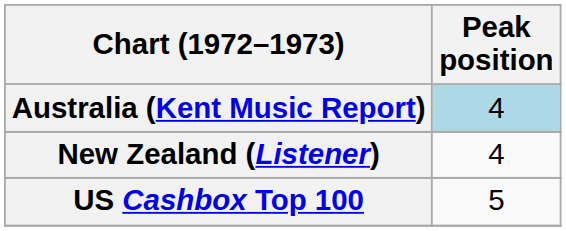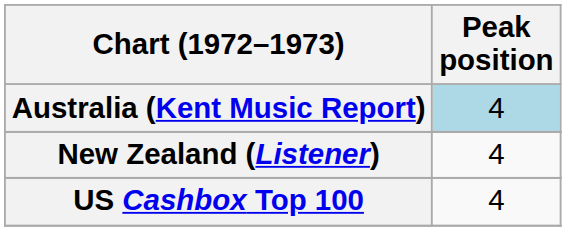(496, 201) 5 -> (496, 201) 4
